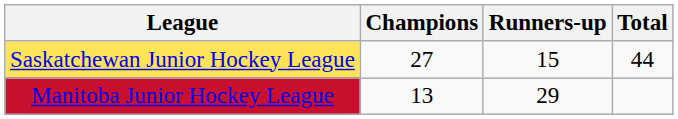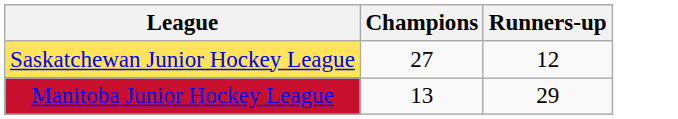- column: (642, 22)
(548, 59) 15 -> (548, 59) 12
